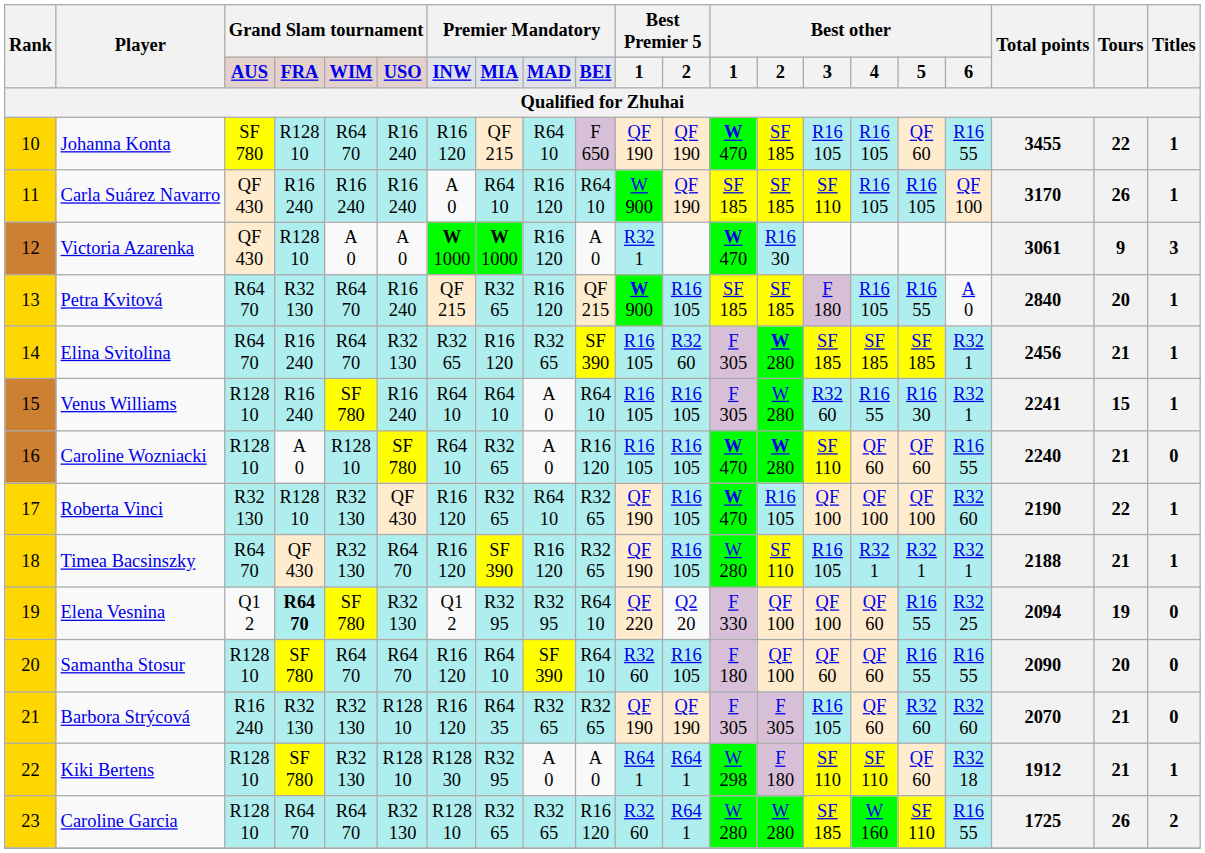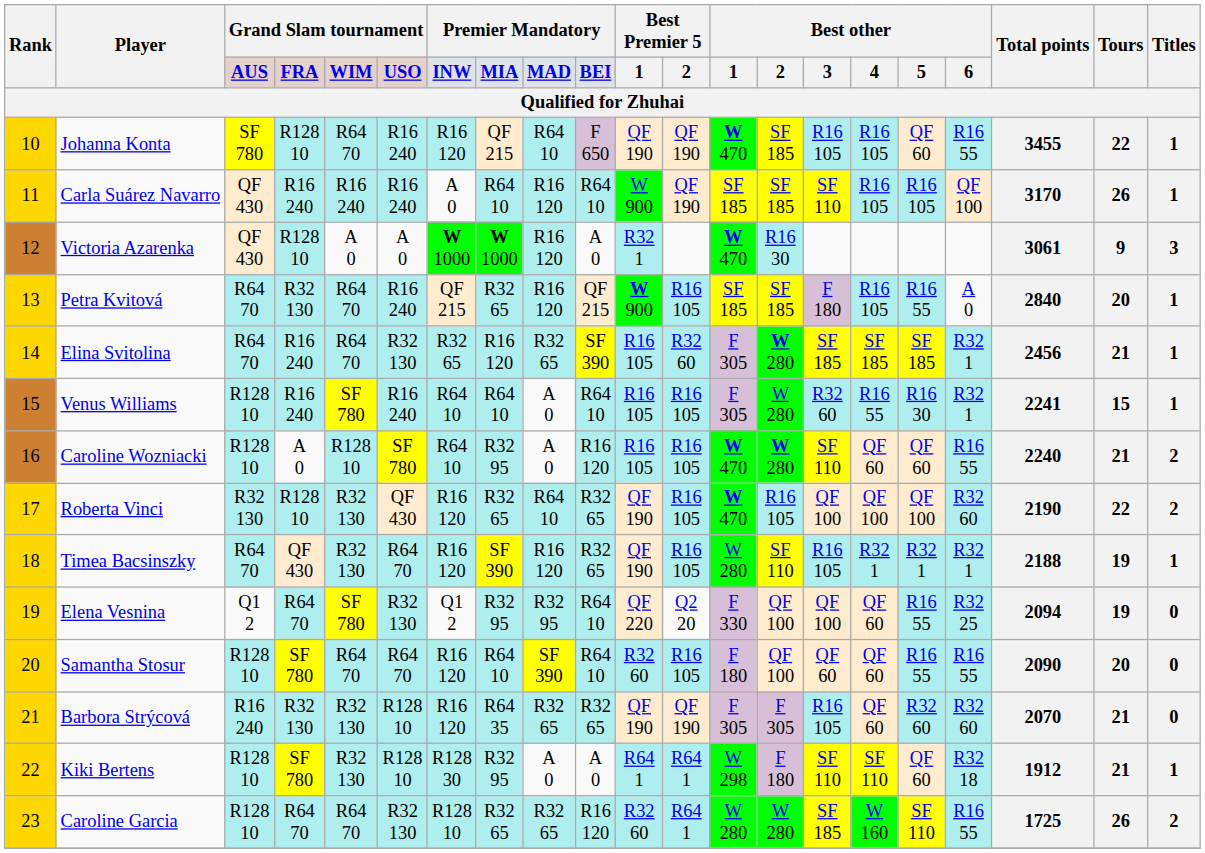(499, 456) R32 65 -> (499, 456) R32 95
(1174, 456) 0 -> (1174, 456) 2
(1174, 509) 1 -> (1174, 509) 2
(1121, 561) 21 -> (1121, 561) 19
(299, 613) bold -> (299, 613) normal
